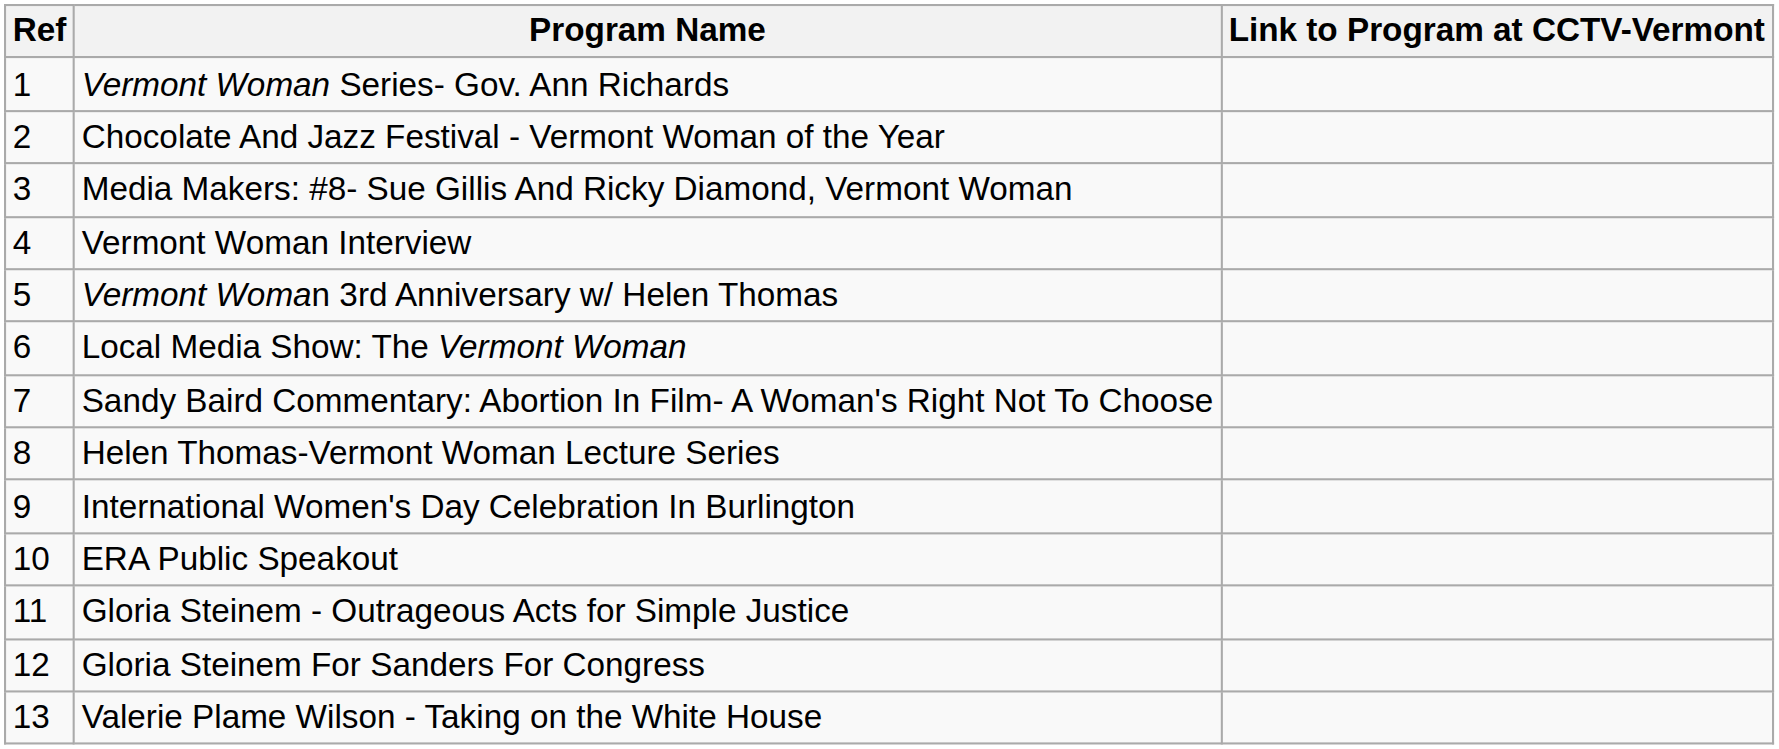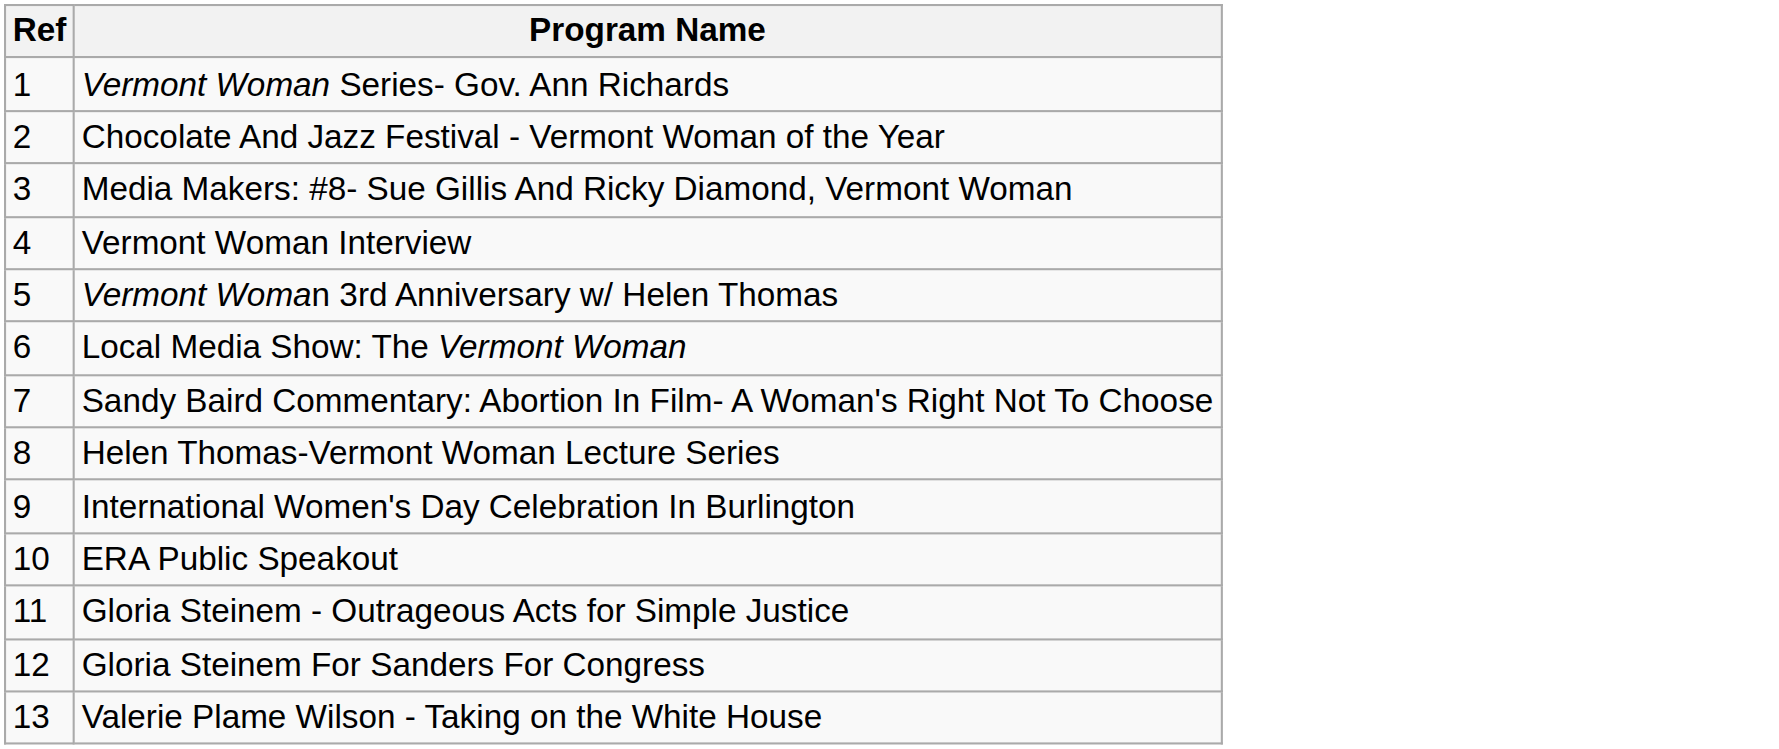- column: (1497, 30)
